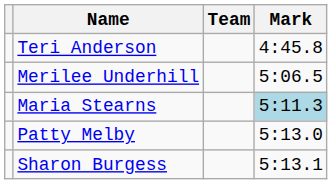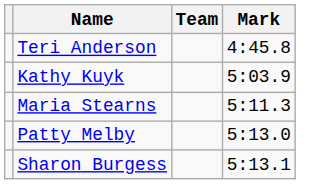+ row: (71, 77)
- row: (108, 77)
(291, 106) lightblue background -> (259, 106) no background
